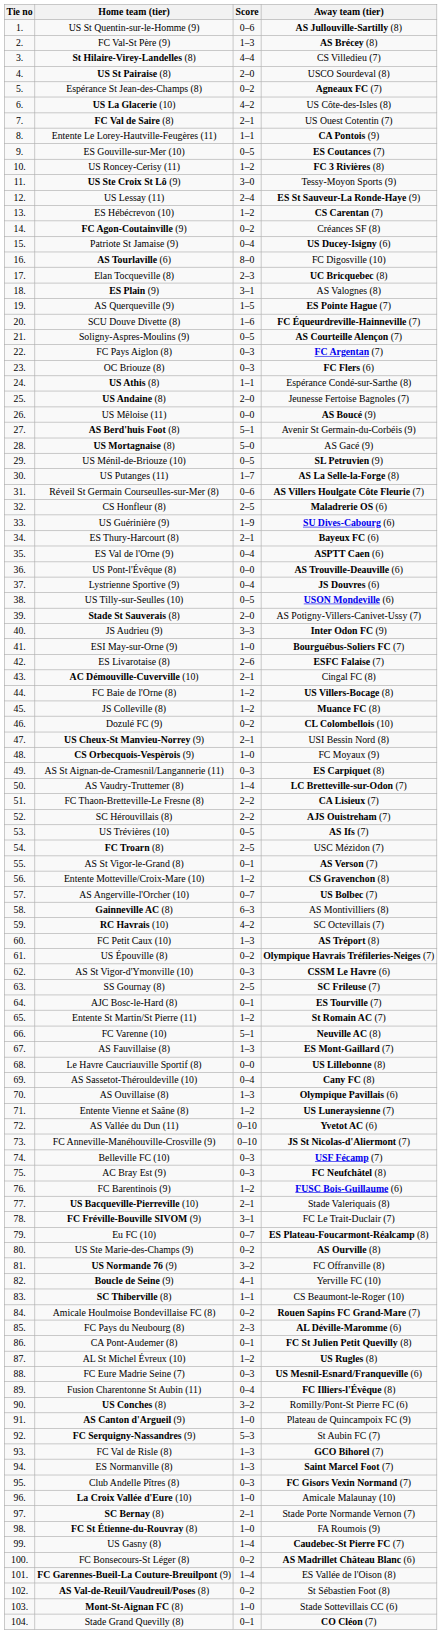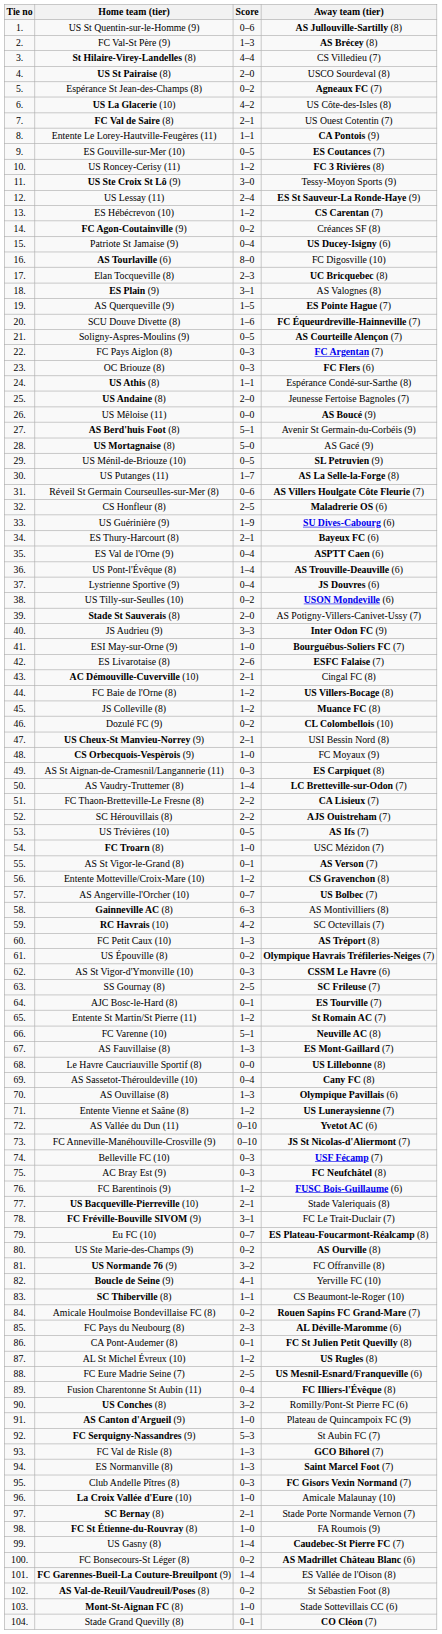(247, 569) 0–0 -> (247, 569) 1–4
(247, 600) 0–5 -> (247, 600) 0–2
(247, 848) 2–5 -> (247, 848) 1–0
(247, 1374) 0–3 -> (247, 1374) 2–5
